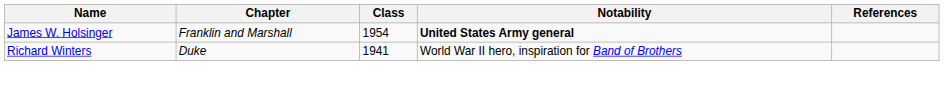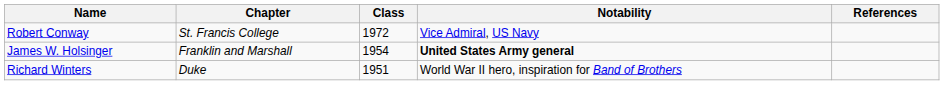+ row: (48, 32)
(376, 51) 1941 -> (376, 70) 1951
